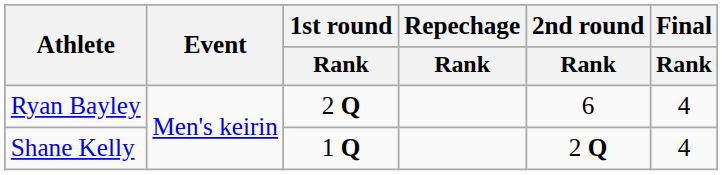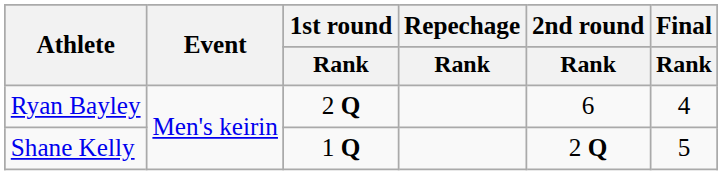(684, 148) 4 -> (684, 148) 5
